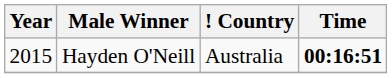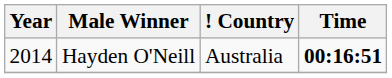(31, 55) 2015 -> (31, 55) 2014
